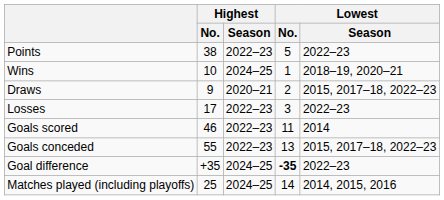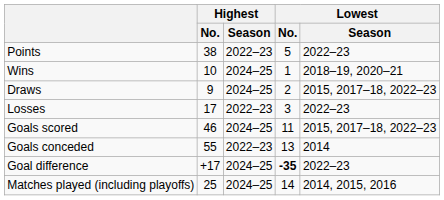(249, 90) 2020–21 -> (249, 90) 2024–25
(249, 128) 2022–23 -> (249, 128) 2024–25
(316, 128) 2014 -> (370, 128) 2015, 2017–18, 2022–23
(370, 147) 2015, 2017–18, 2022–23 -> (316, 147) 2014
(210, 166) +35 -> (210, 166) +17
